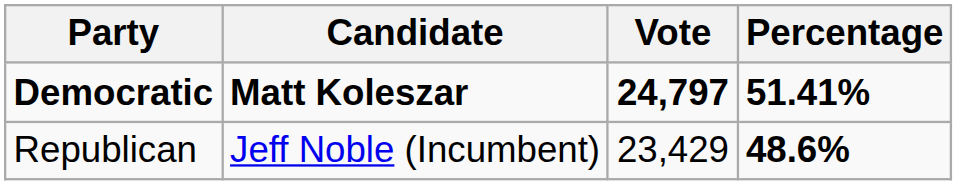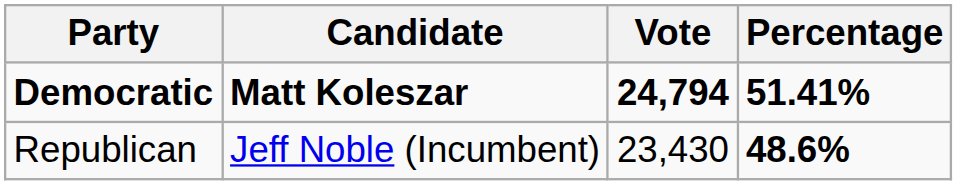(673, 91) 24,797 -> (673, 91) 24,794
(673, 149) 23,429 -> (673, 149) 23,430
